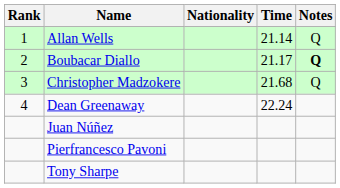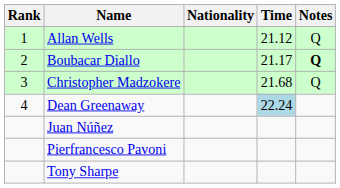(276, 37) 21.14 -> (276, 37) 21.12
(276, 104) no background -> (276, 104) lightblue background
